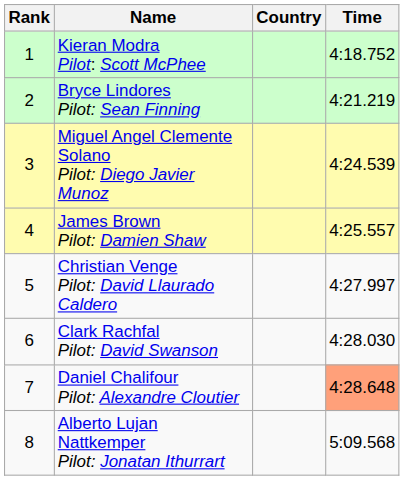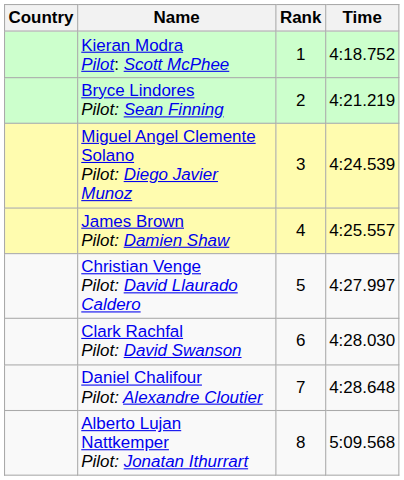columns swapped: (29, 17) <-> (289, 17)
(362, 387) lightsalmon background -> (362, 387) no background
